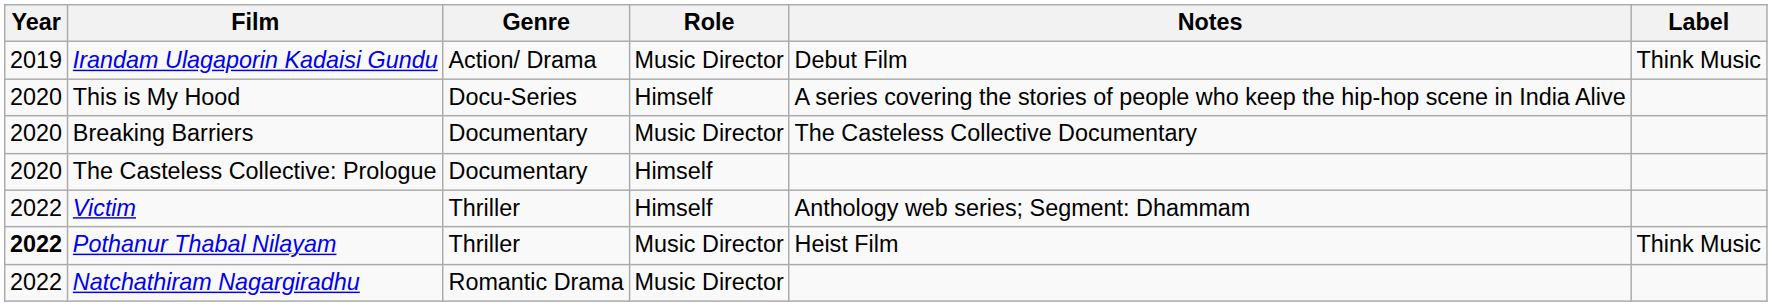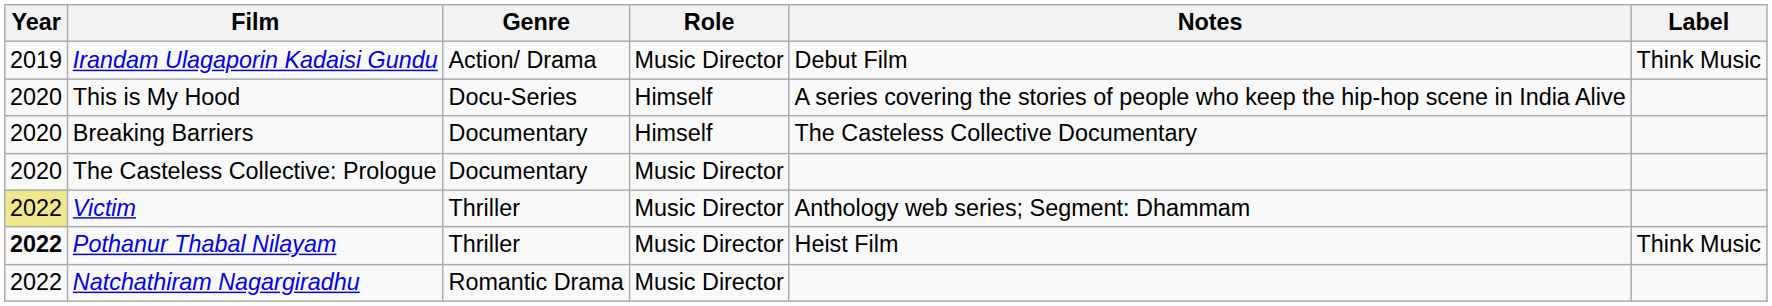(709, 134) Music Director -> (673, 134) Himself
(673, 171) Himself -> (709, 171) Music Director
(36, 208) no background -> (36, 208) khaki background
(673, 208) Himself -> (709, 208) Music Director
